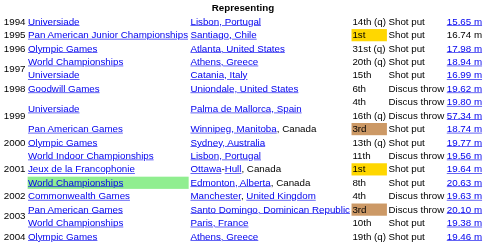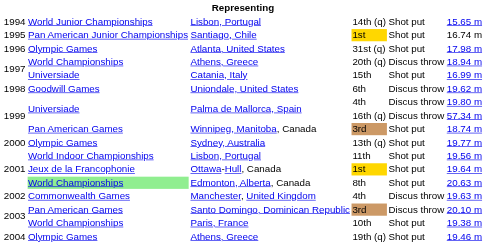(54, 21) Universiade -> (90, 21) World Junior Championships
(407, 62) Shot put -> (416, 62) Discus throw
(416, 156) Discus throw -> (407, 156) Shot put
